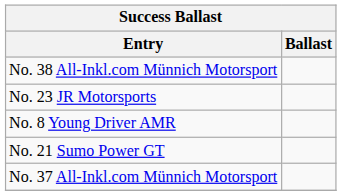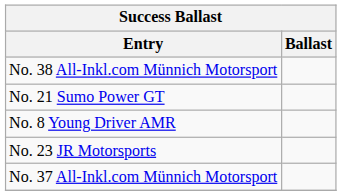rows swapped: (83, 97) <-> (87, 150)
